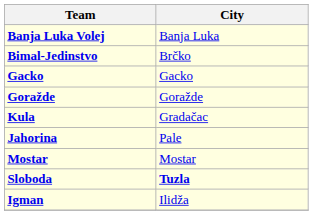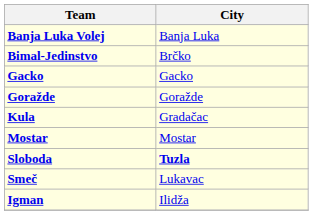- row: (32, 138)
+ row: (22, 179)
